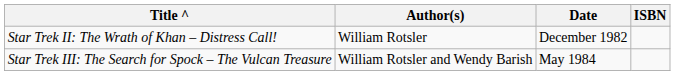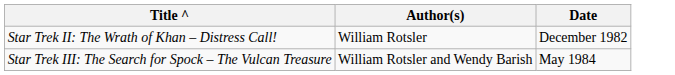- column: (650, 15)
